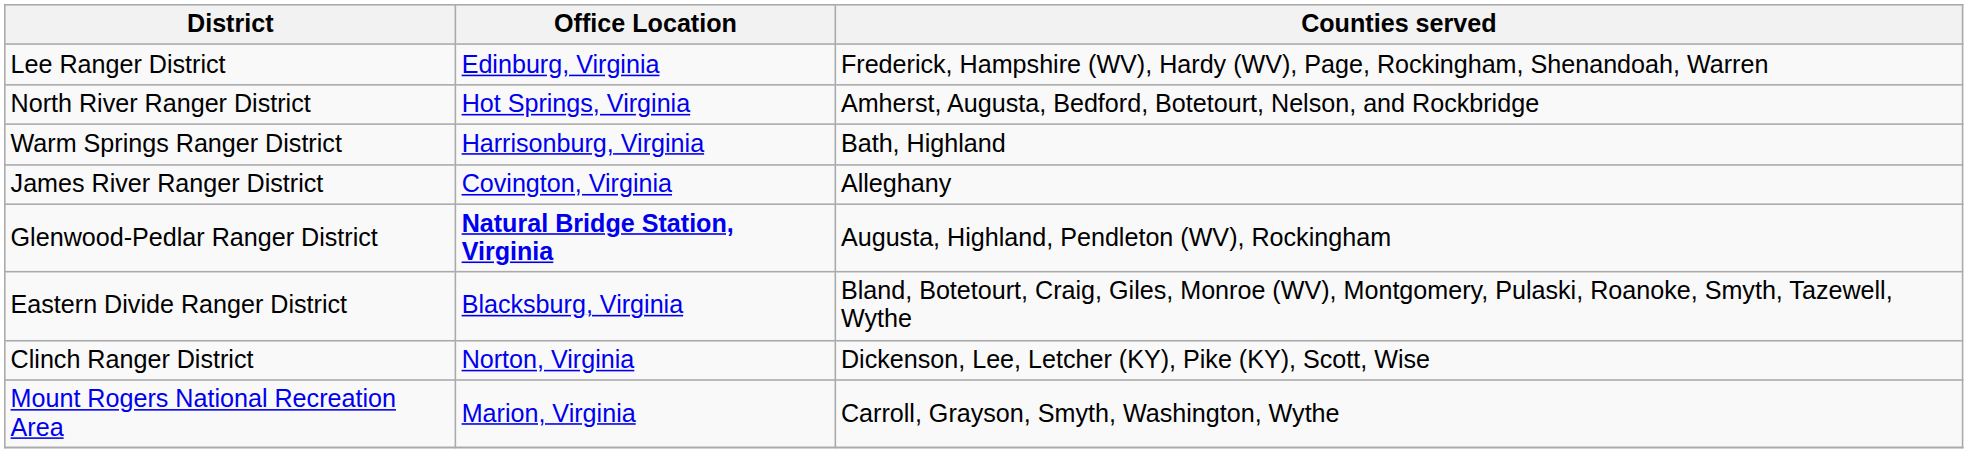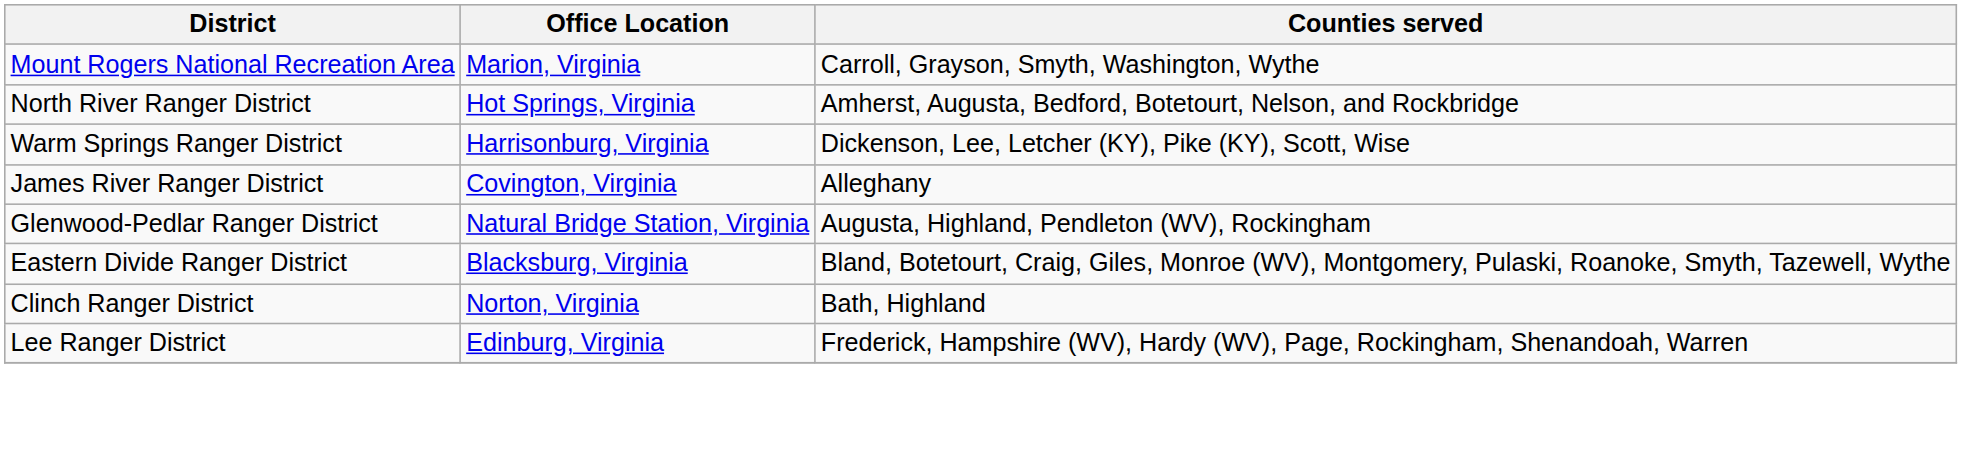rows swapped: (118, 64) <-> (203, 413)
(923, 143) Bath, Highland -> (1115, 143) Dickenson, Lee, Letcher (KY), Pike (KY), Scott, Wise
(598, 237) bold -> (638, 223) normal
(1136, 359) Dickenson, Lee, Letcher (KY), Pike (KY), Scott, Wise -> (903, 303) Bath, Highland
